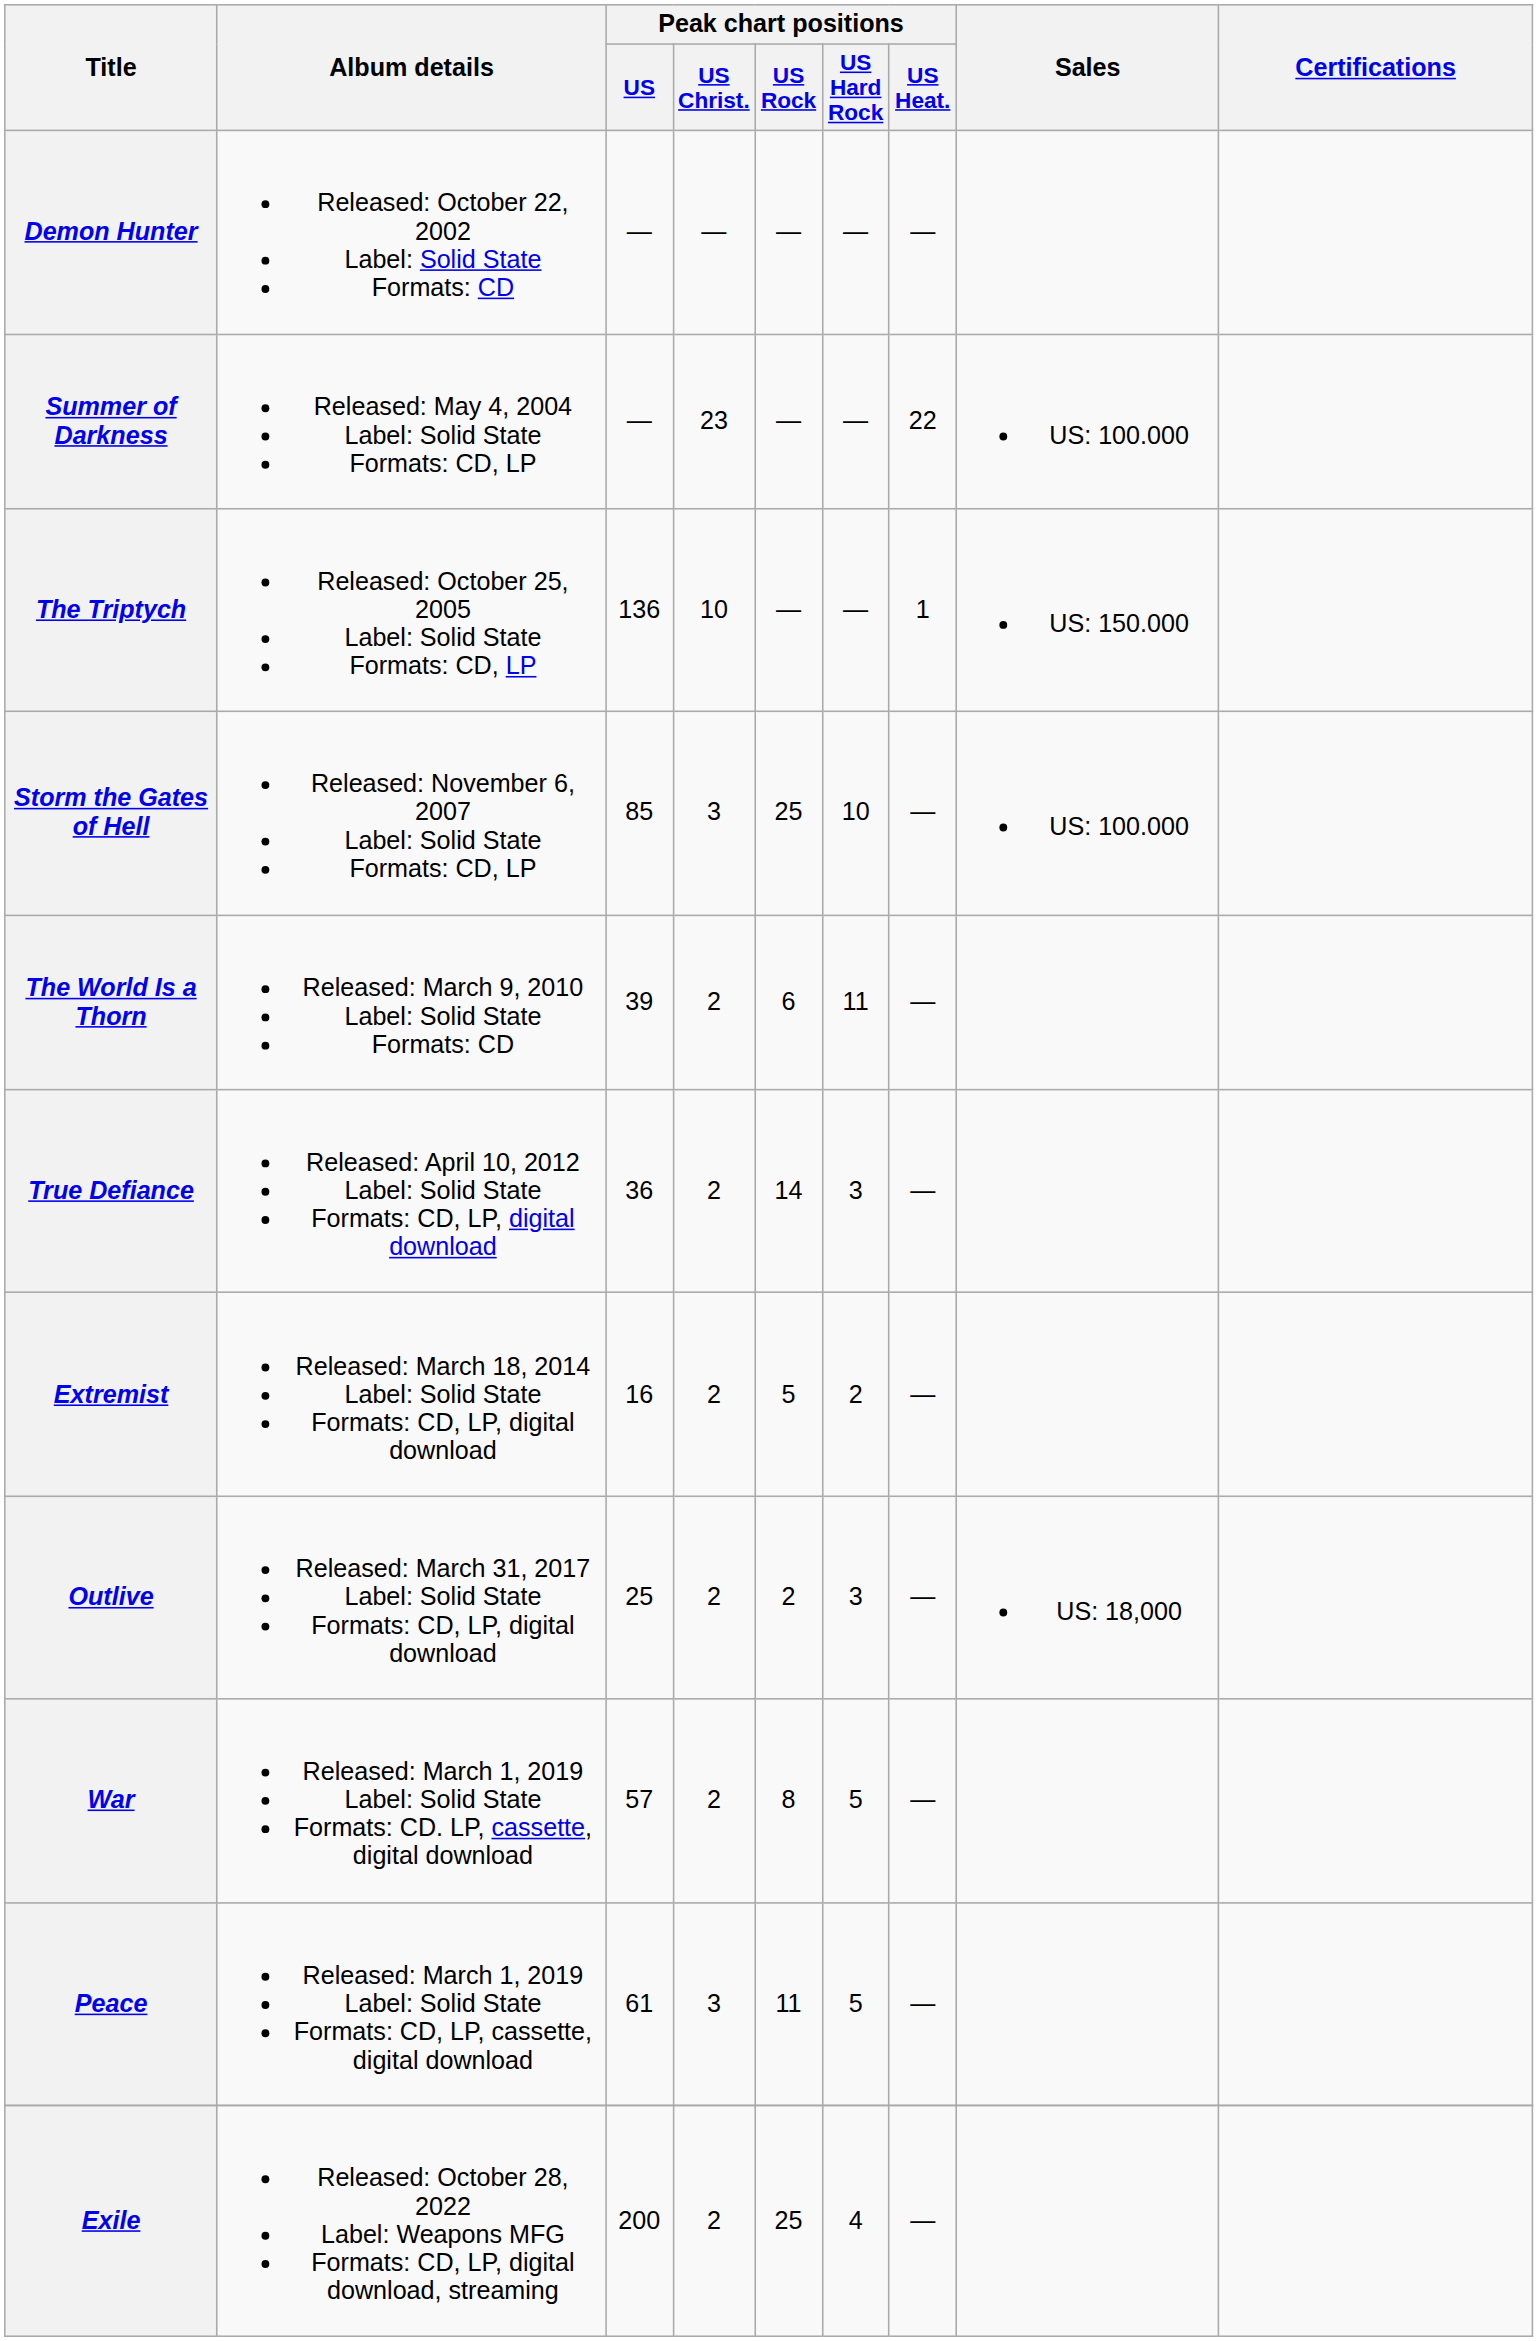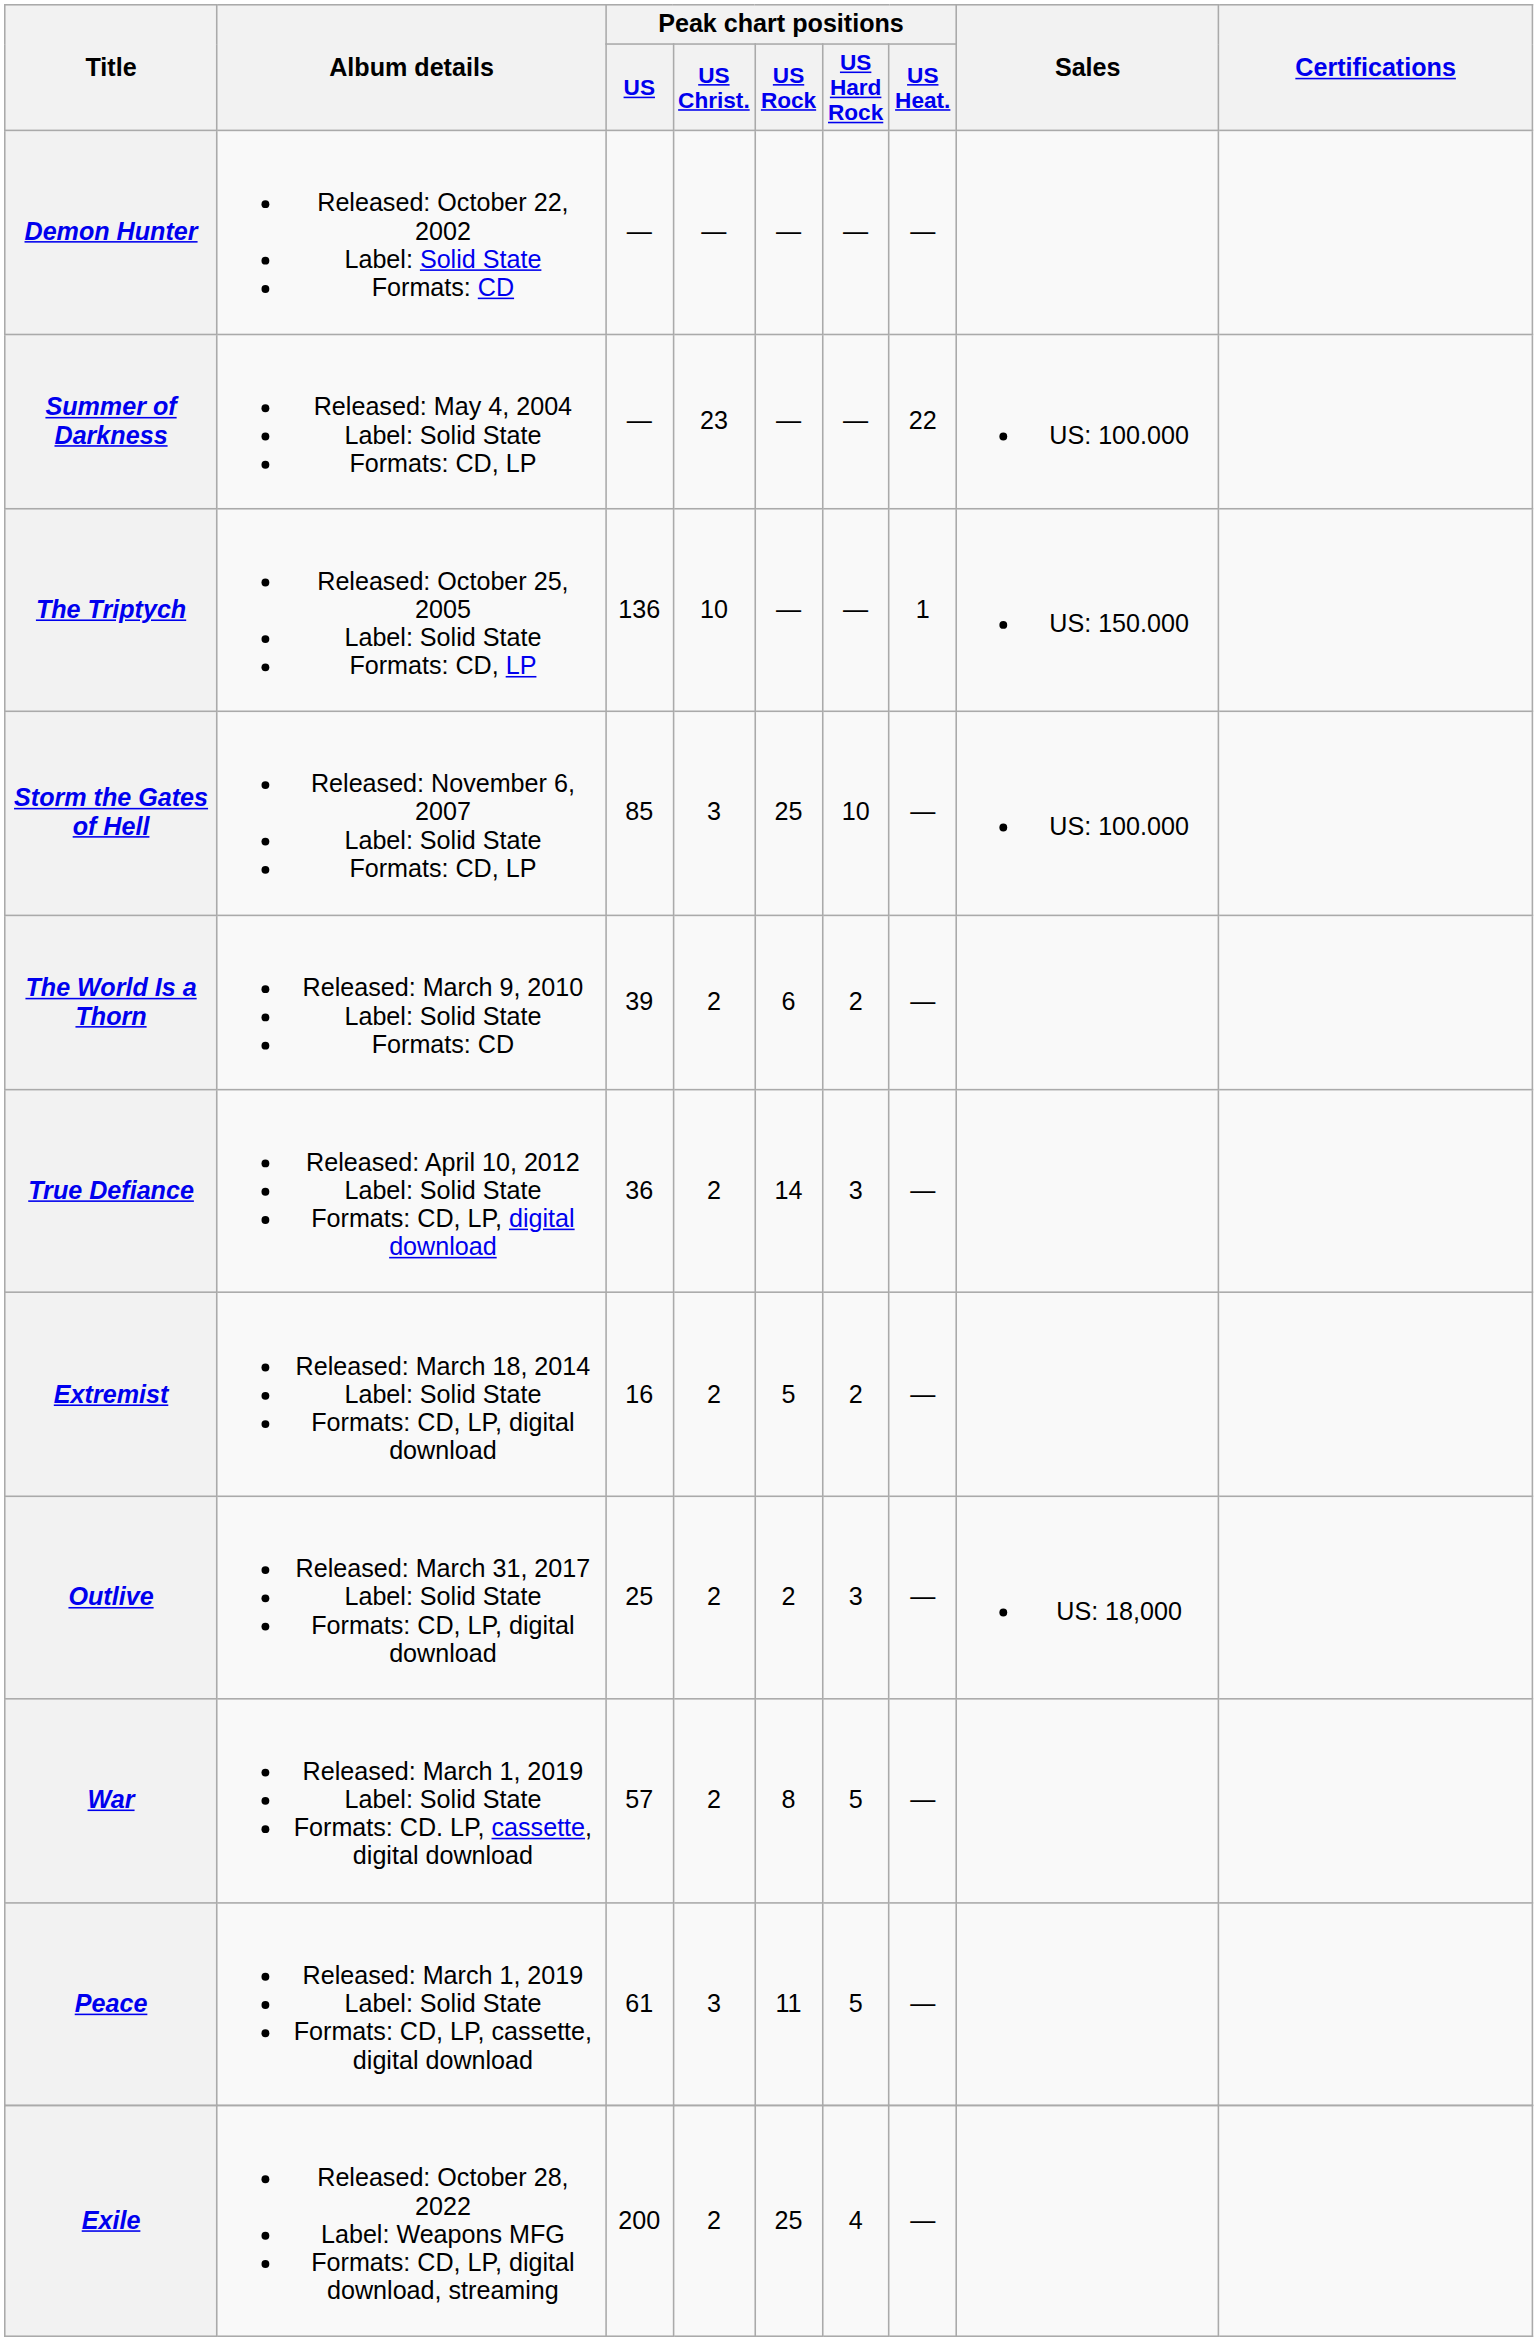(856, 1001) 11 -> (856, 1001) 2
